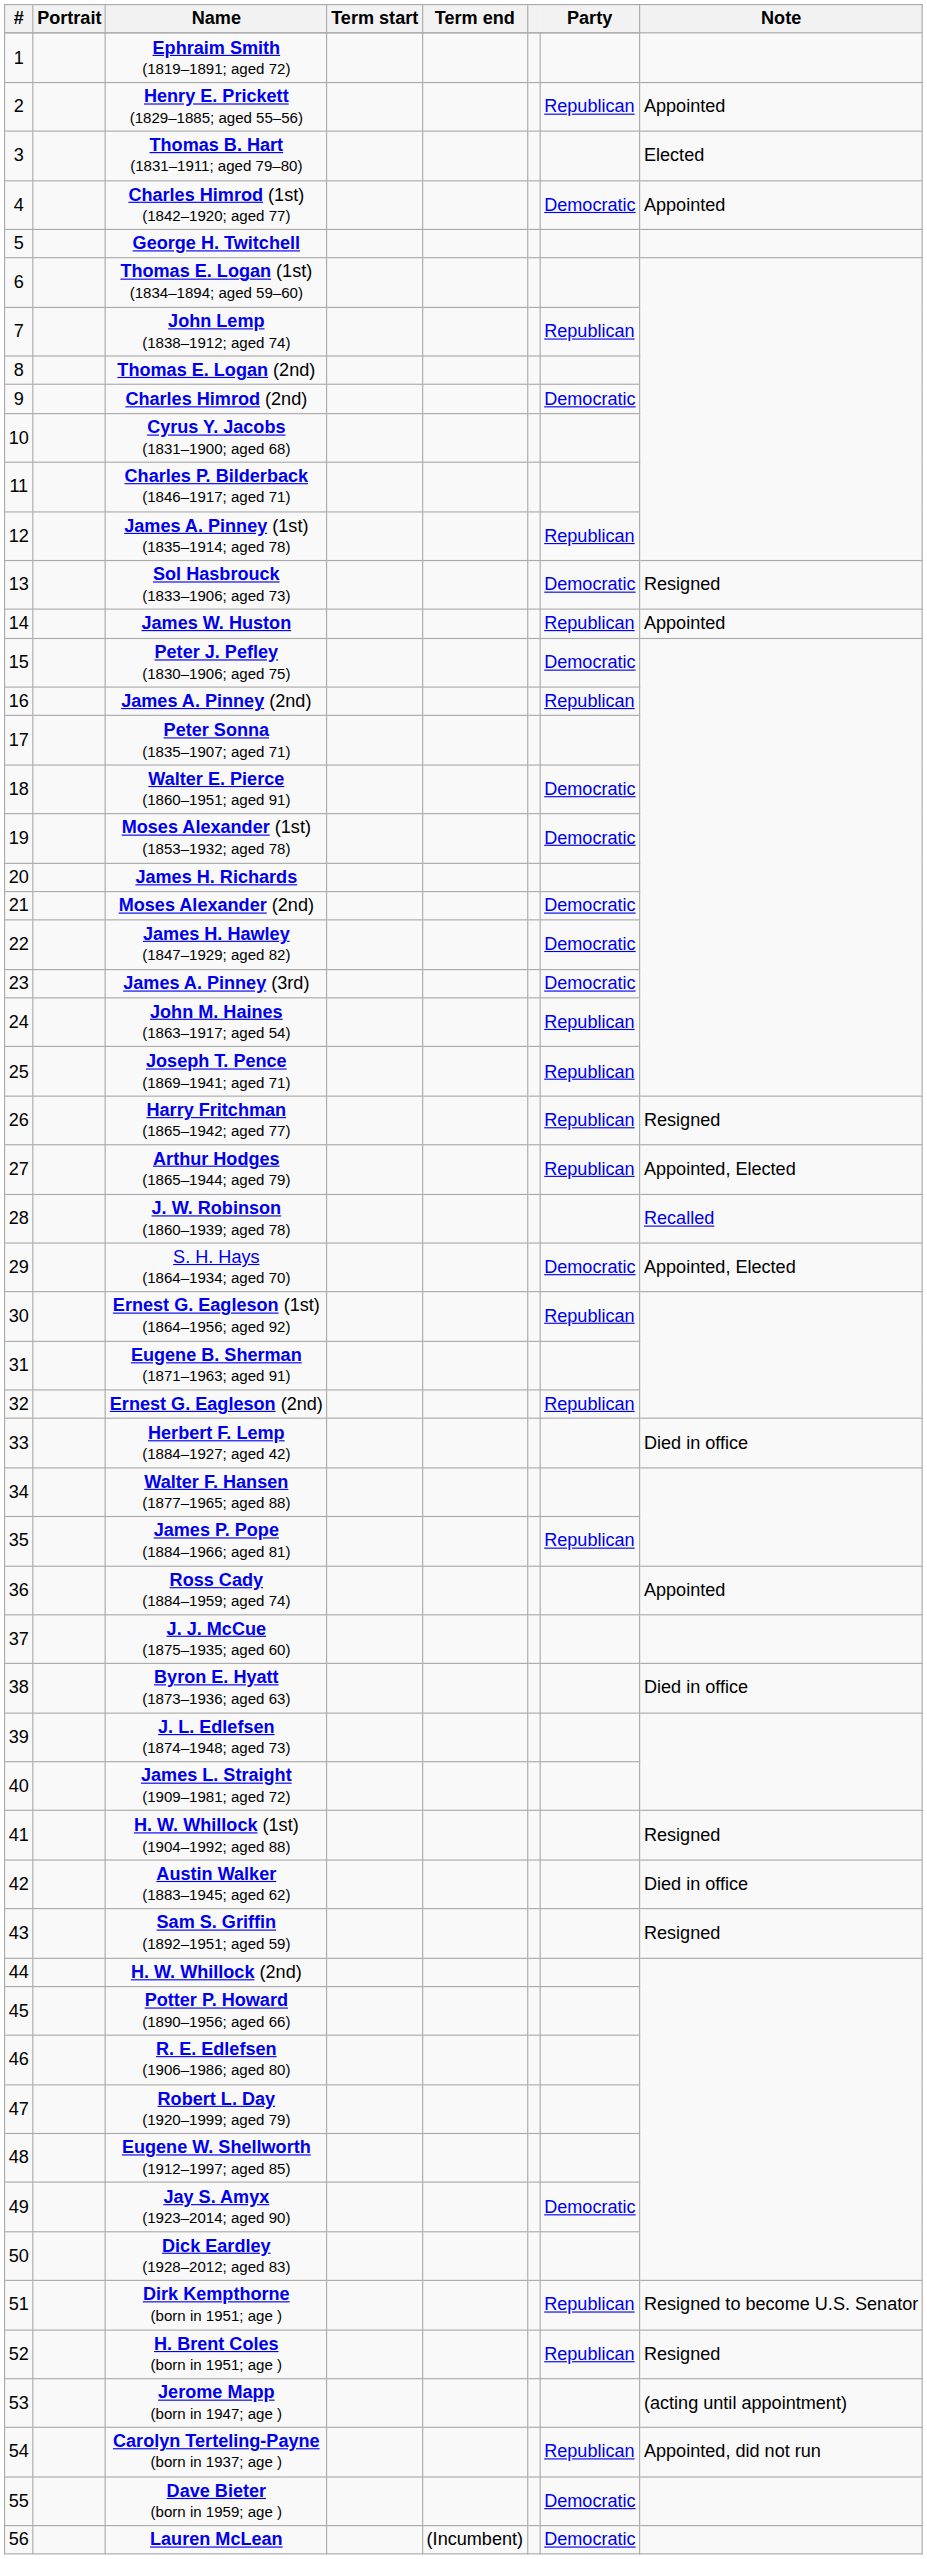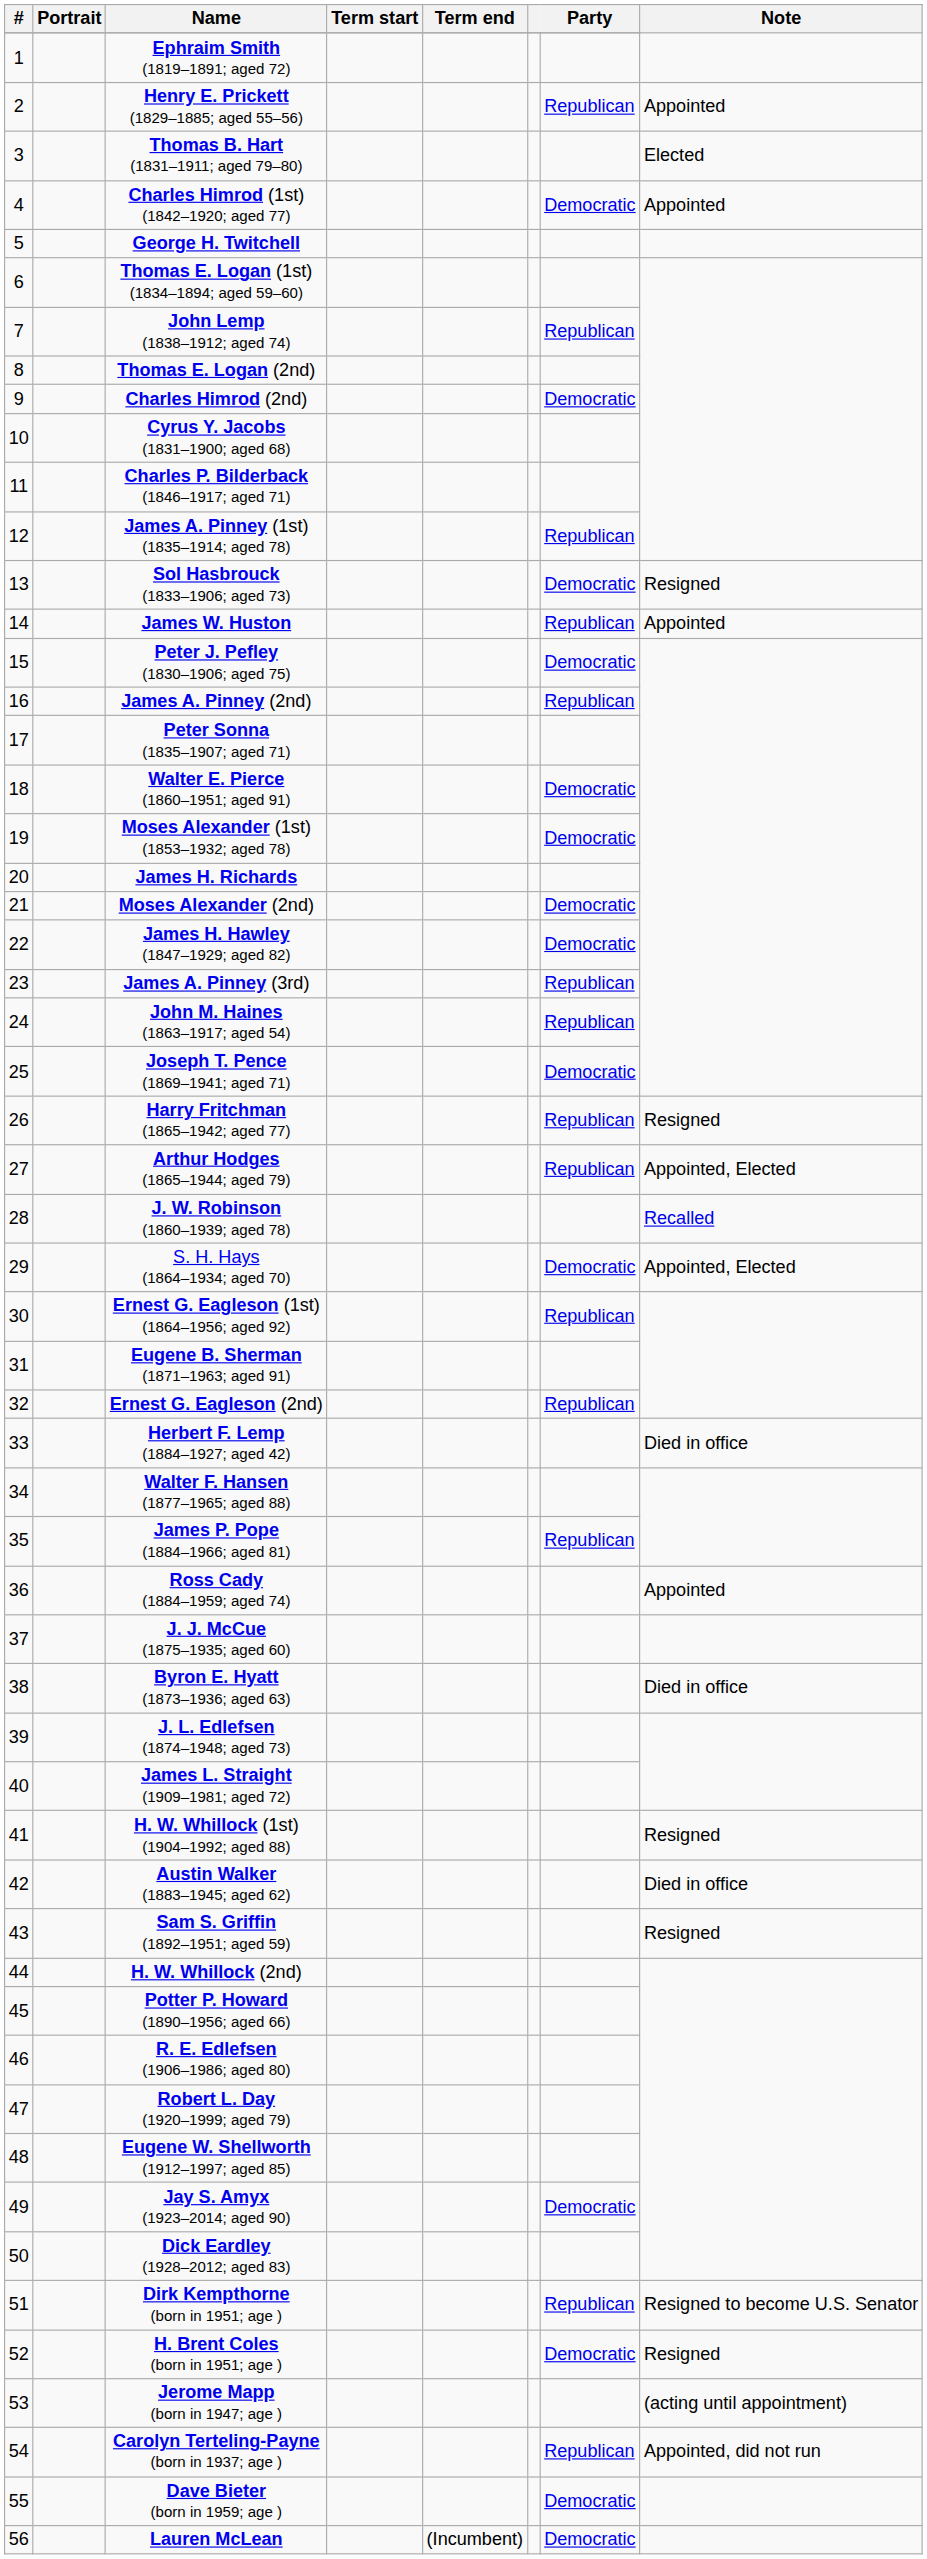(590, 983) Democratic -> (589, 983) Republican
(589, 1071) Republican -> (590, 1071) Democratic
(589, 2353) Republican -> (590, 2353) Democratic
